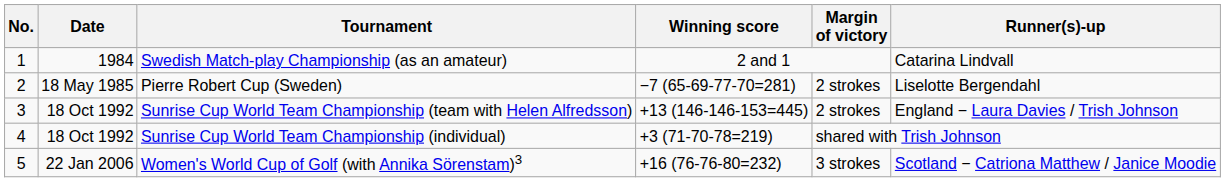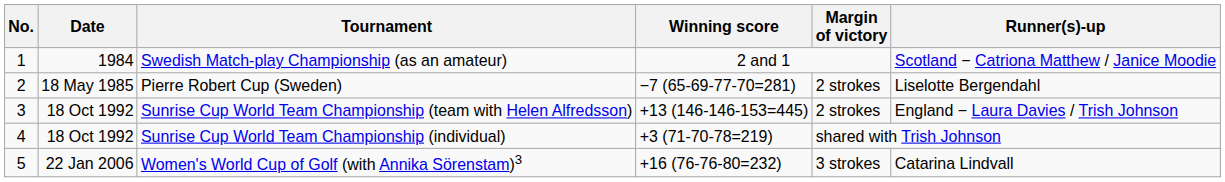(954, 60) Catarina Lindvall -> (1056, 60) Scotland − Catriona Matthew / Janice Moodie
(1056, 163) Scotland − Catriona Matthew / Janice Moodie -> (954, 163) Catarina Lindvall
